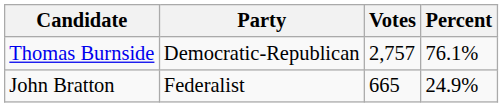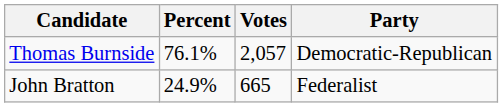columns swapped: (262, 20) <-> (459, 20)
(392, 53) 2,757 -> (263, 53) 2,057
